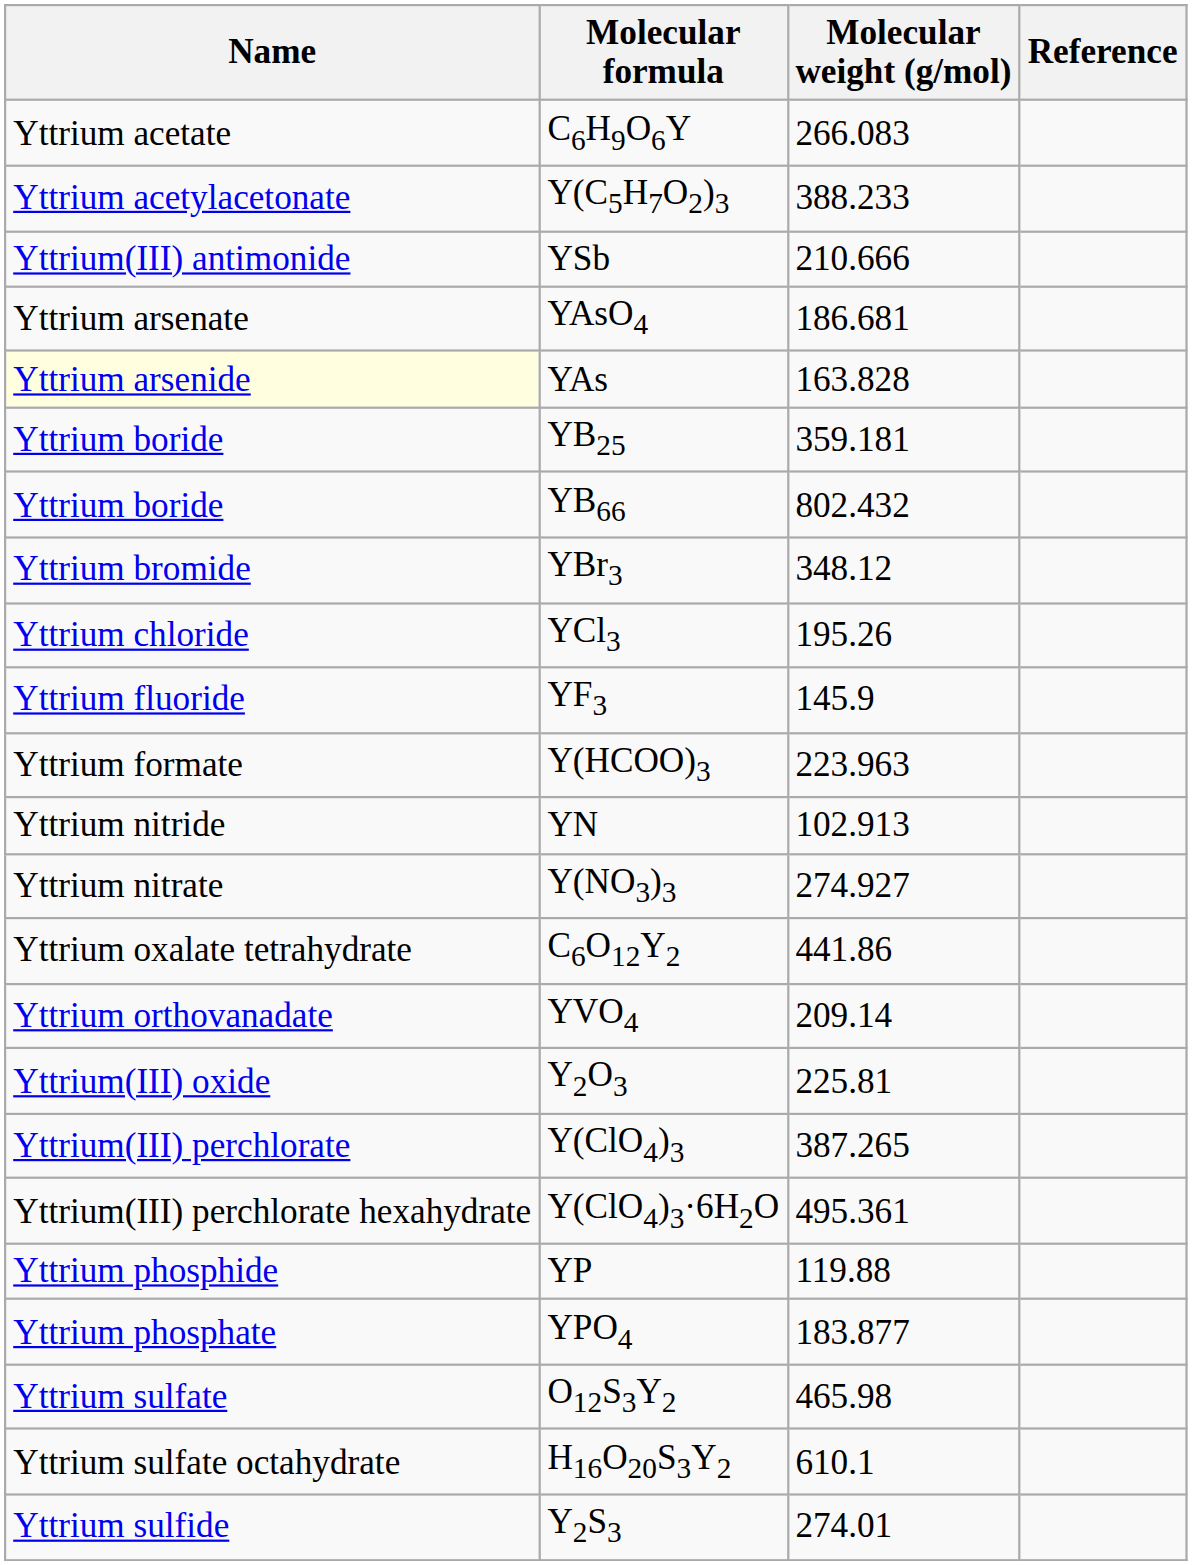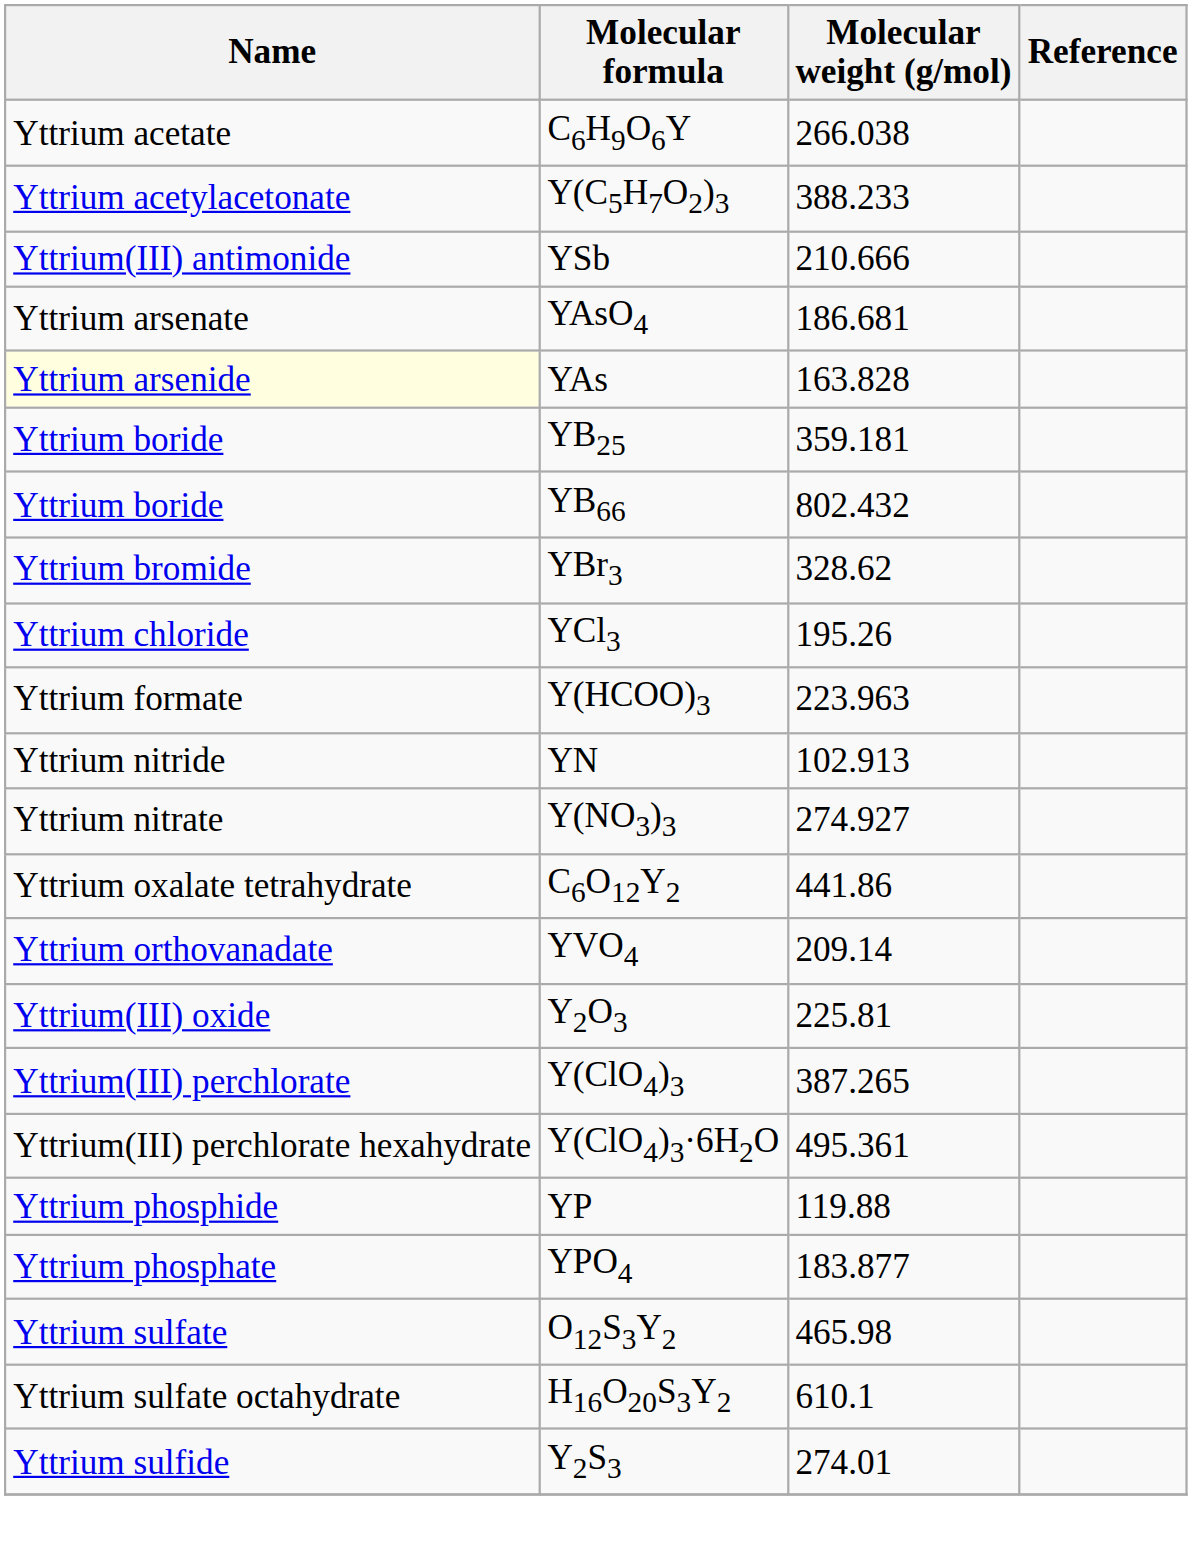(853, 132) 266.083 -> (853, 132) 266.038
(844, 569) 348.12 -> (844, 569) 328.62
- row: (577, 699)
